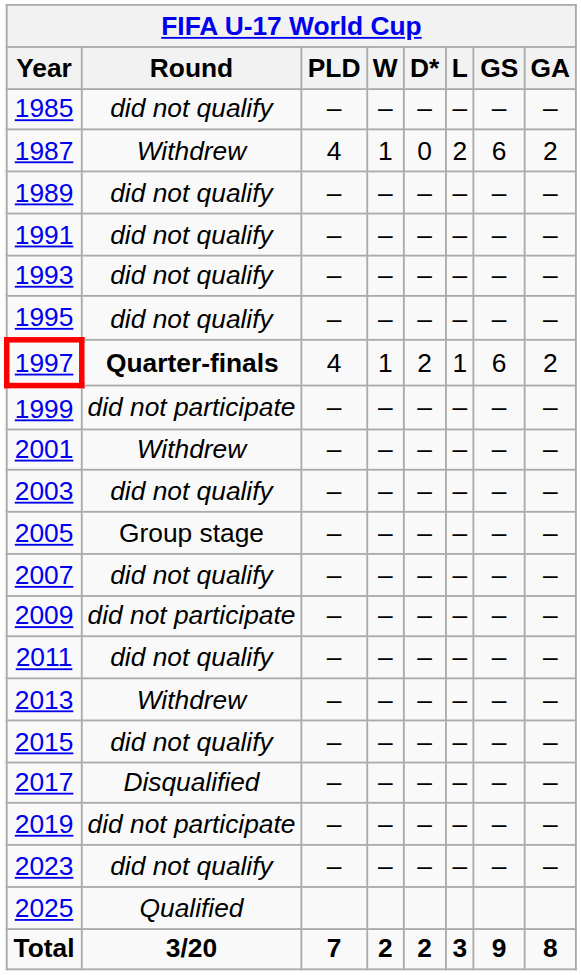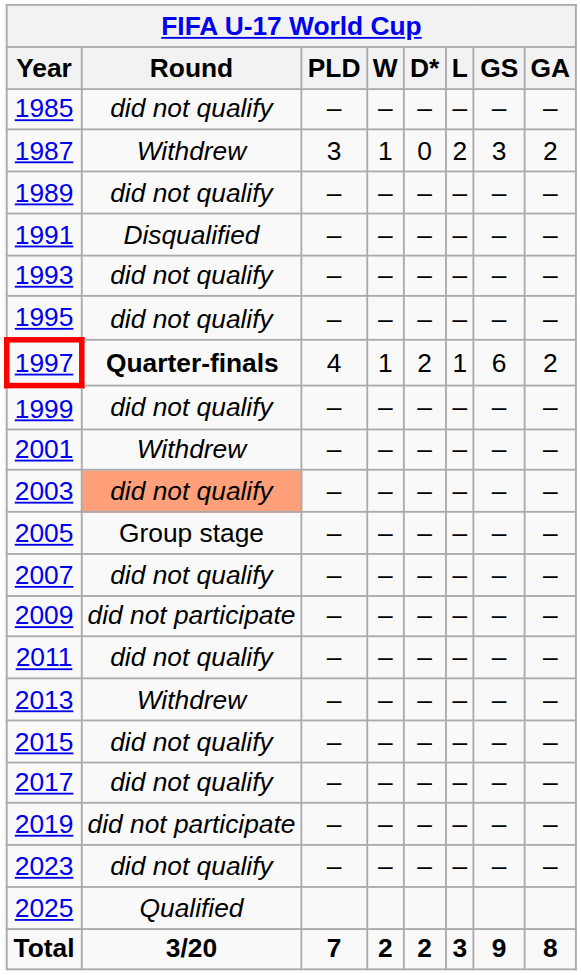(334, 151) 4 -> (334, 151) 3
(499, 151) 6 -> (499, 151) 3
(191, 234) did not qualify -> (191, 234) Disqualified
(191, 407) did not participate -> (191, 407) did not qualify
(191, 491) no background -> (191, 491) lightsalmon background
(191, 783) Disqualified -> (191, 783) did not qualify
